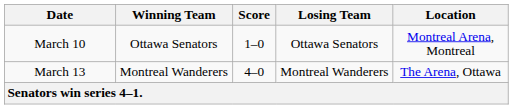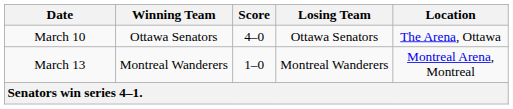(254, 43) 1–0 -> (254, 36) 4–0
(451, 43) Montreal Arena, Montreal -> (451, 36) The Arena, Ottawa
(254, 72) 4–0 -> (254, 64) 1–0
(451, 72) The Arena, Ottawa -> (451, 64) Montreal Arena, Montreal
